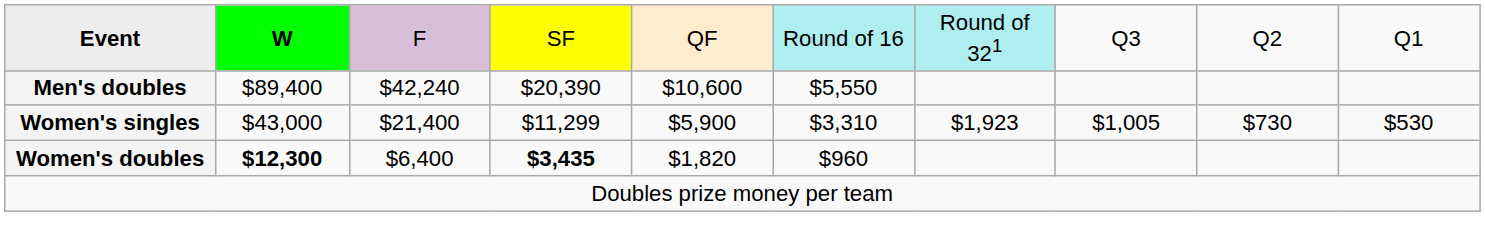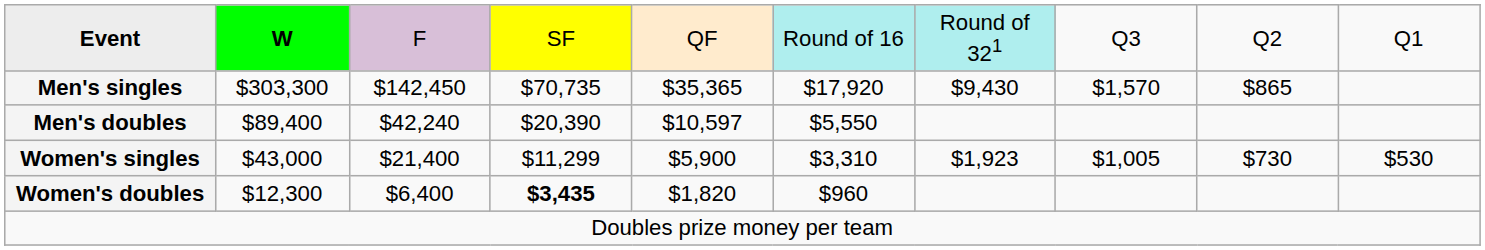+ row: (110, 88)
(702, 88) $10,600 -> (702, 123) $10,597
(282, 158) bold -> (282, 193) normal
